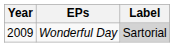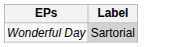- column: (20, 13)
